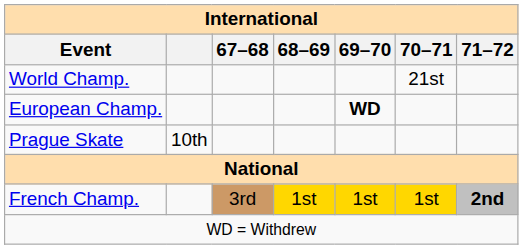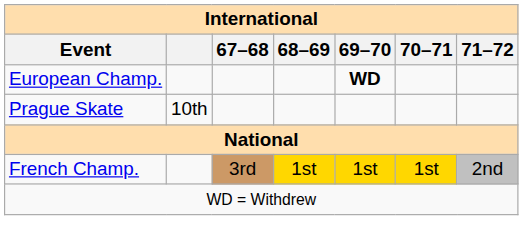- row: (69, 79)
(487, 199) bold -> (487, 169) normal
